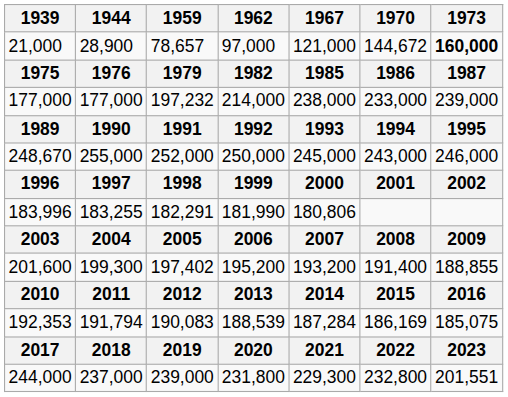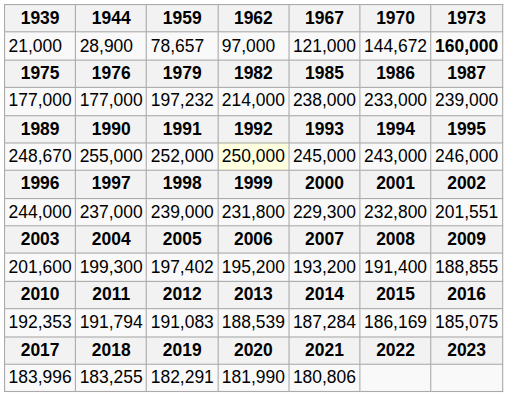(253, 156) no background -> (253, 156) lightyellow background
rows swapped: (40, 377) <-> (40, 211)
(182, 322) 190,083 -> (182, 322) 191,083
